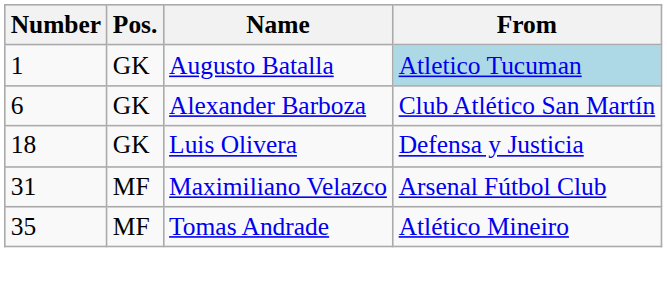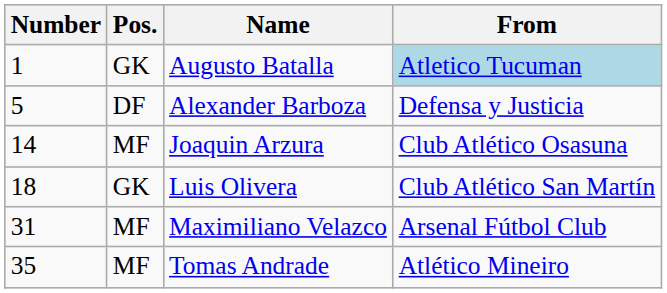(17, 105) 6 -> (17, 105) 5
(131, 105) GK -> (129, 105) DF
(527, 105) Club Atlético San Martín -> (491, 105) Defensa y Justicia
+ row: (246, 145)
(491, 145) Defensa y Justicia -> (527, 186) Club Atlético San Martín
